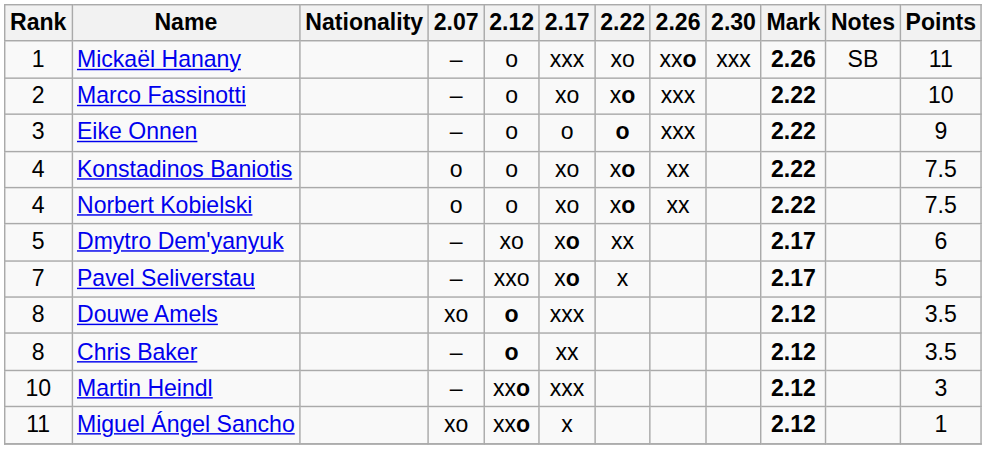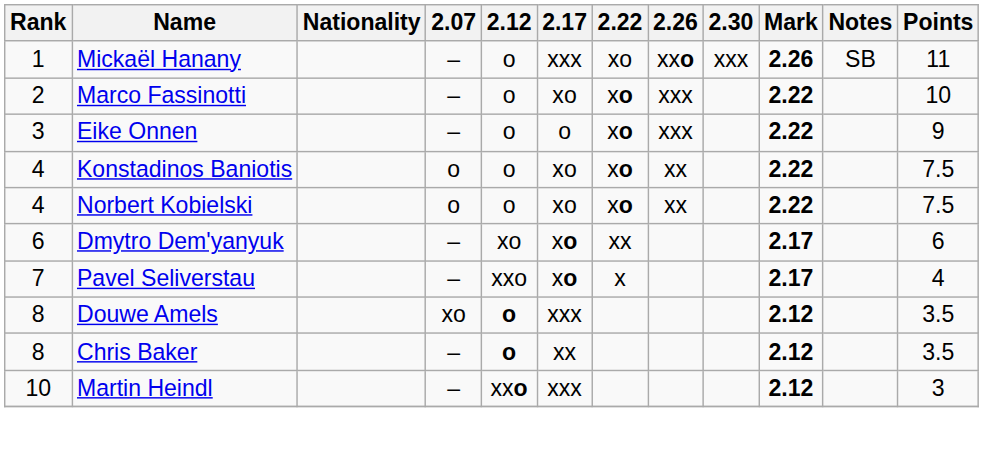(623, 132) o -> (620, 132) xo
(38, 242) 5 -> (38, 242) 6
(941, 278) 5 -> (938, 278) 4
- row: (186, 424)
